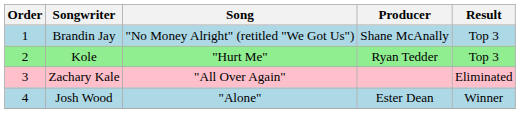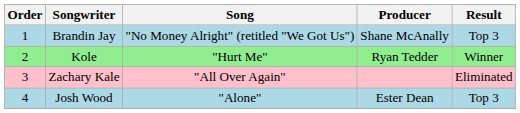(484, 56) Top 3 -> (484, 56) Winner
(484, 98) Winner -> (484, 98) Top 3
